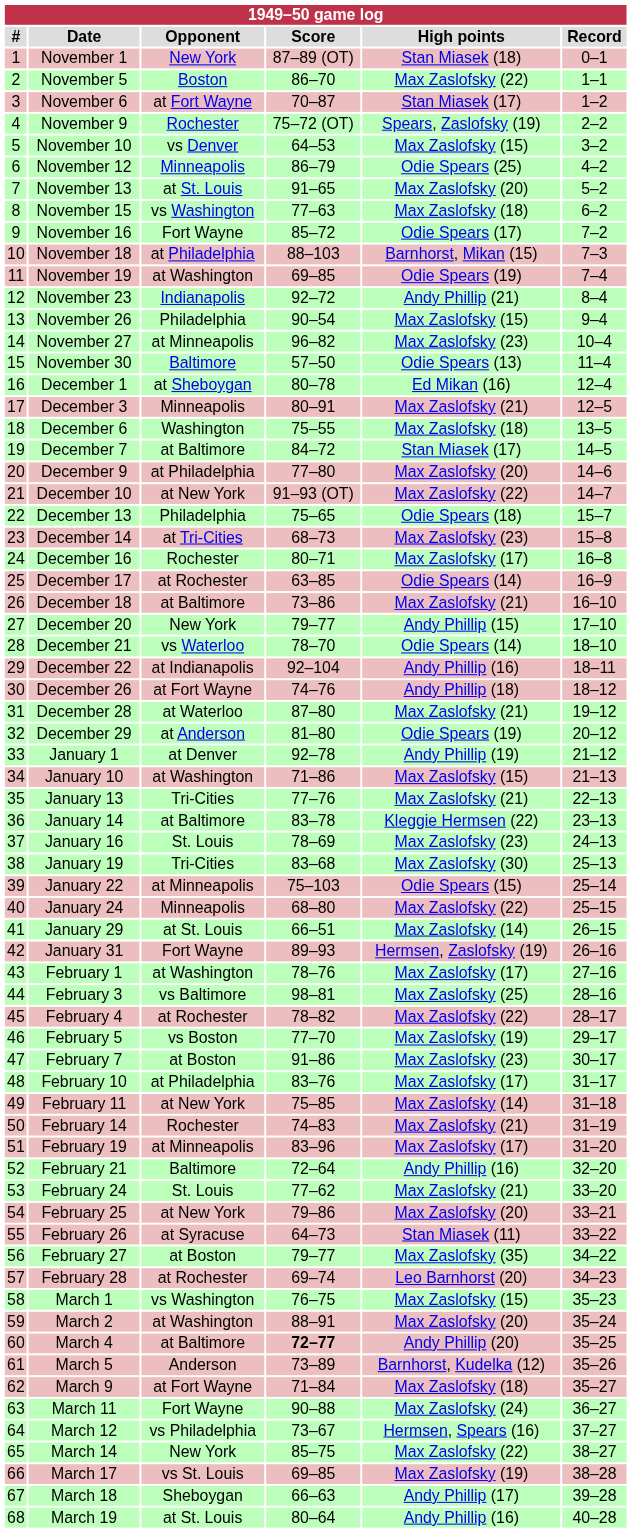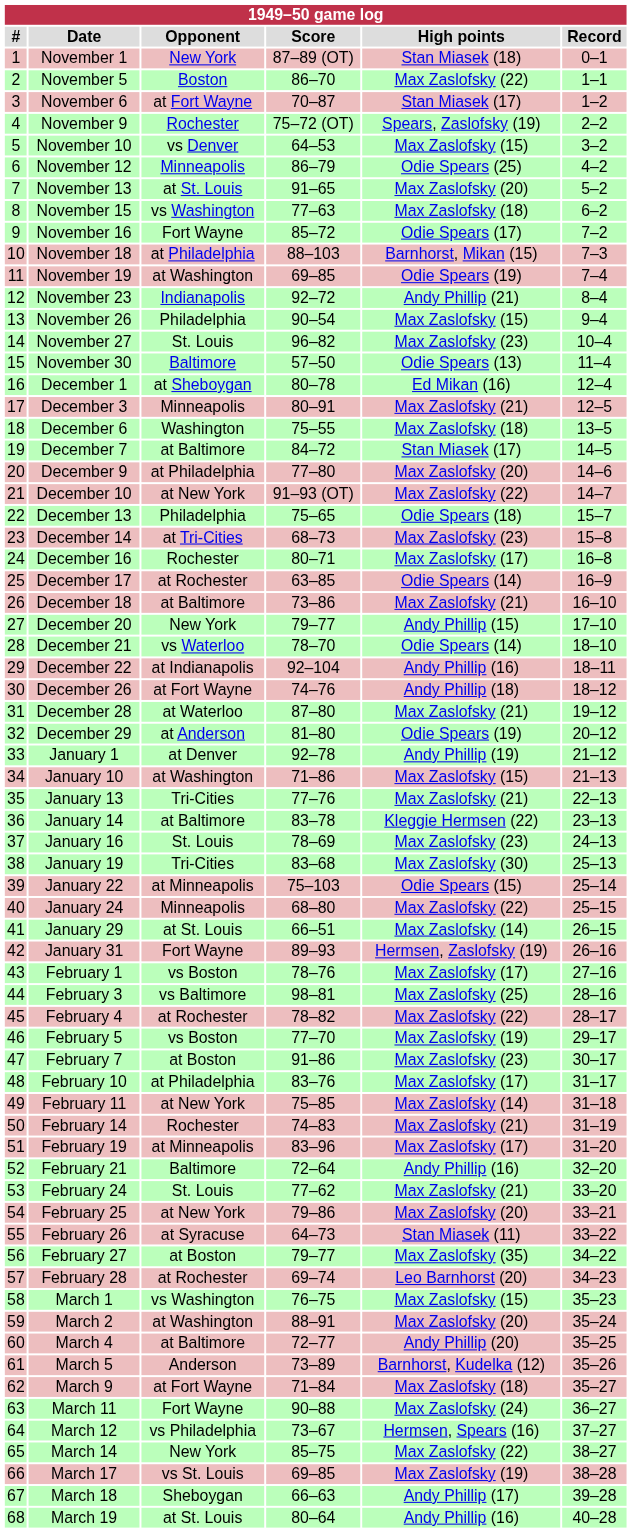(203, 341) at Minneapolis -> (203, 341) St. Louis
(203, 973) at Washington -> (203, 973) vs Boston
(313, 1343) bold -> (313, 1343) normal
